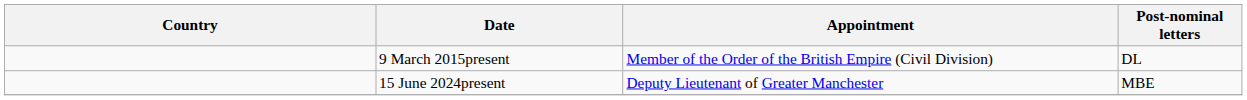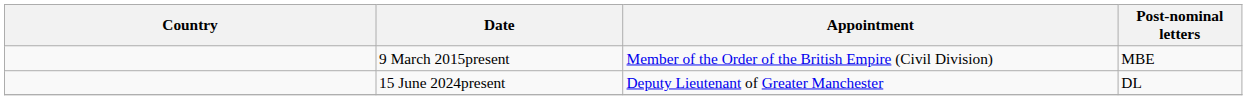(1132, 58) DL -> (1138, 58) MBE
(1138, 82) MBE -> (1132, 82) DL
